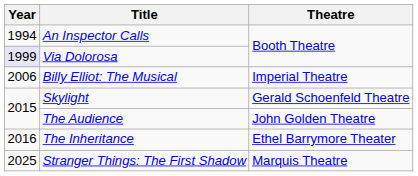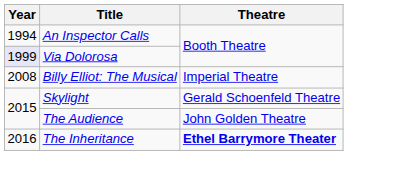(22, 77) 2006 -> (22, 77) 2008
(324, 139) normal -> (259, 139) bold
- row: (144, 160)
